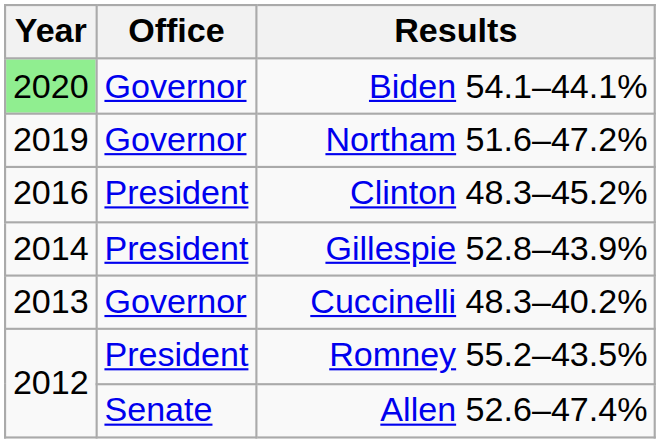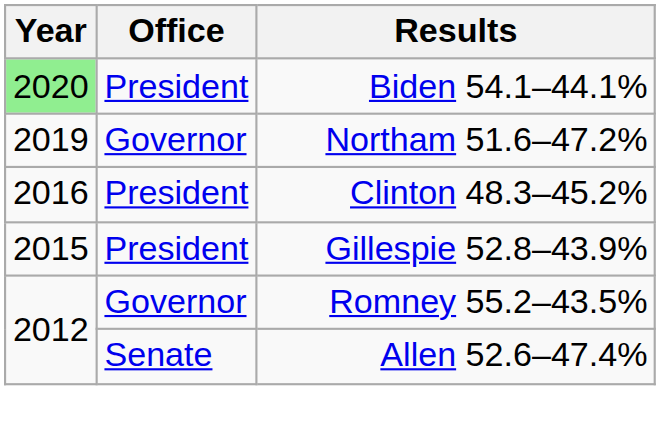(175, 85) Governor -> (176, 85) President
(51, 247) 2014 -> (51, 247) 2015
- row: (479, 301)
(176, 355) President -> (175, 301) Governor
